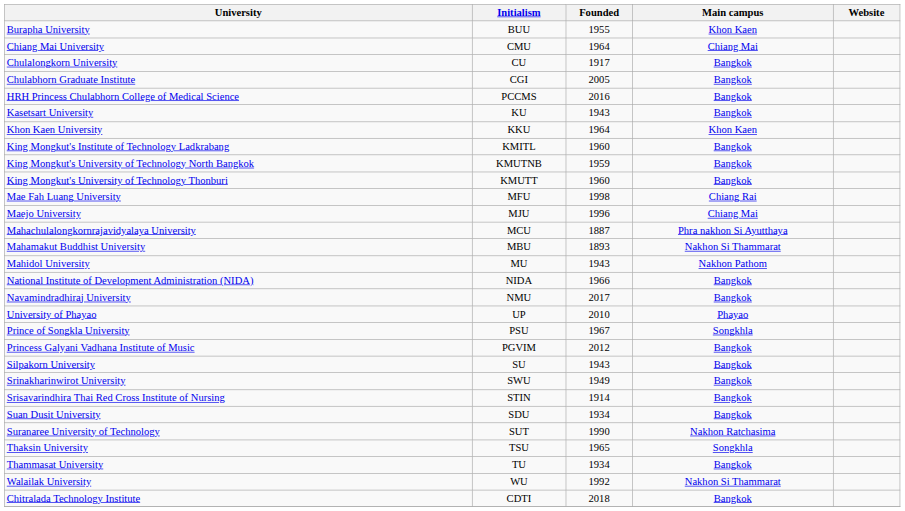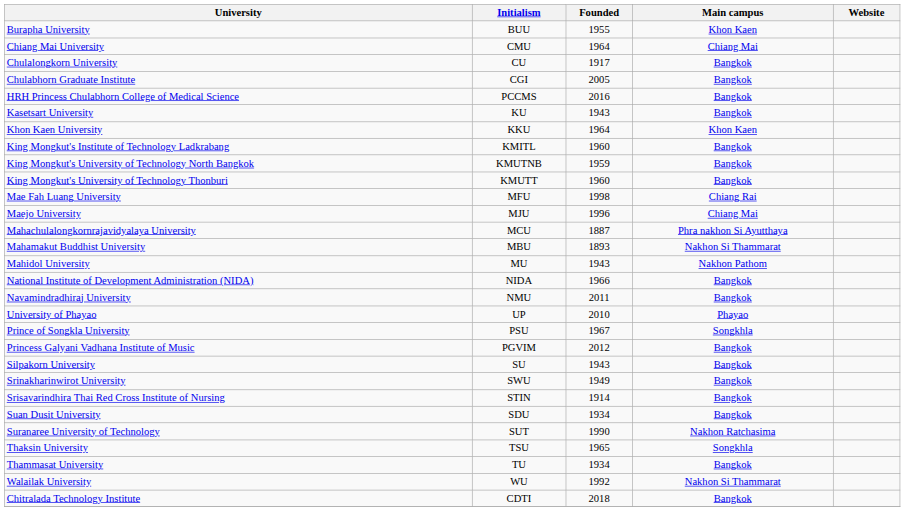(599, 297) 2017 -> (599, 297) 2011
